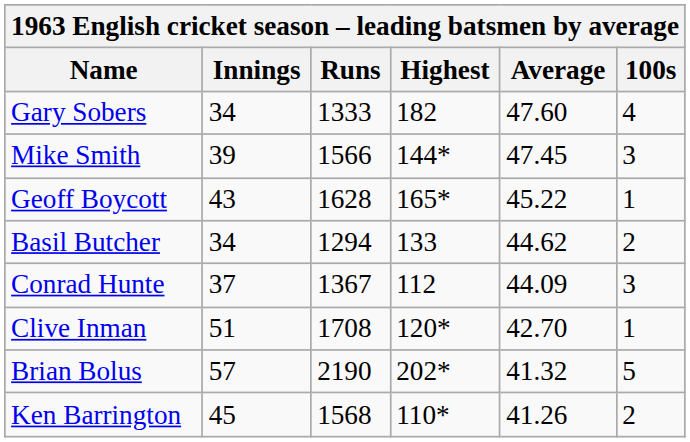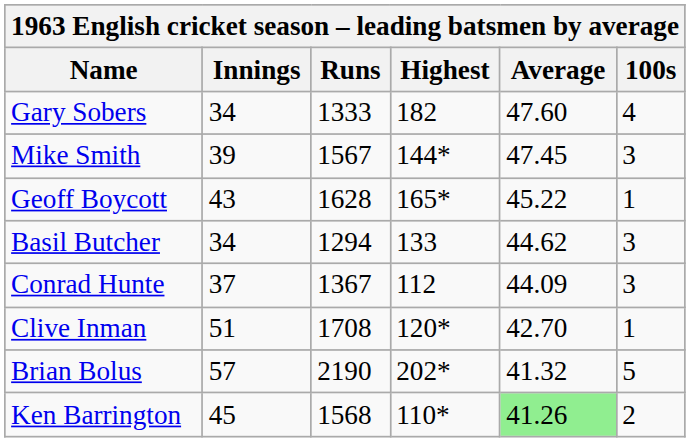(344, 155) 1566 -> (344, 155) 1567
(629, 241) 2 -> (629, 241) 3
(537, 414) no background -> (537, 414) lightgreen background
